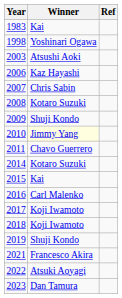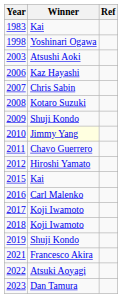+ row: (16, 164)
- row: (16, 164)
